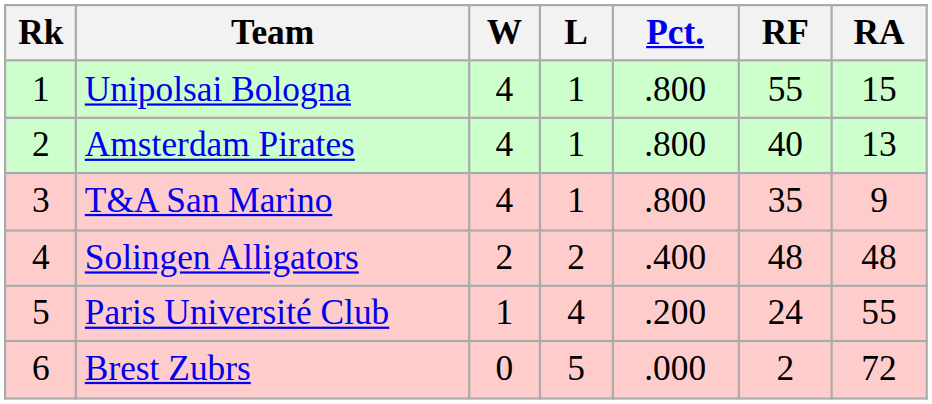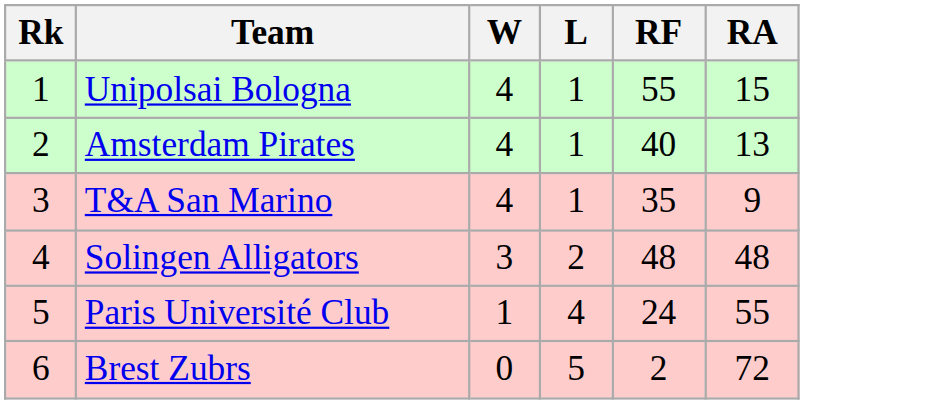- column: (675, 32)
(504, 256) 2 -> (504, 256) 3
